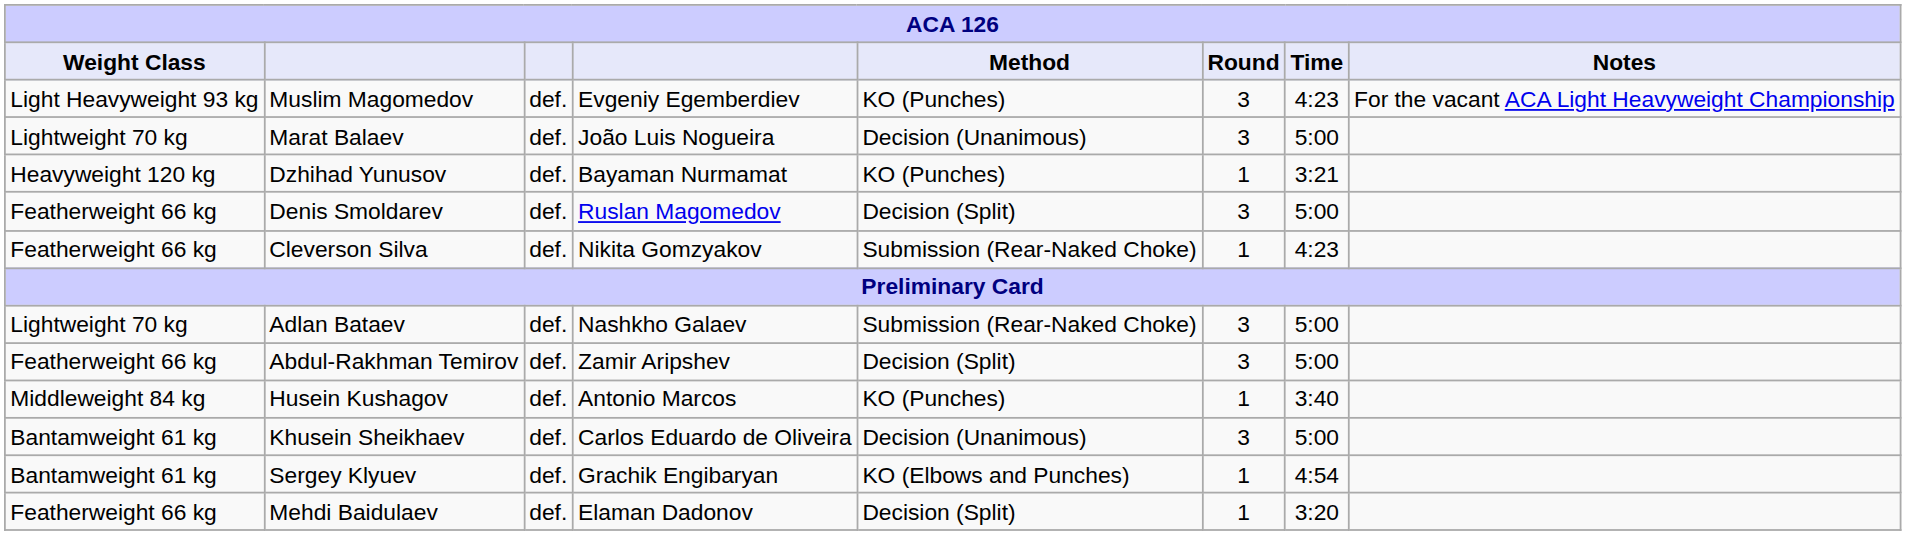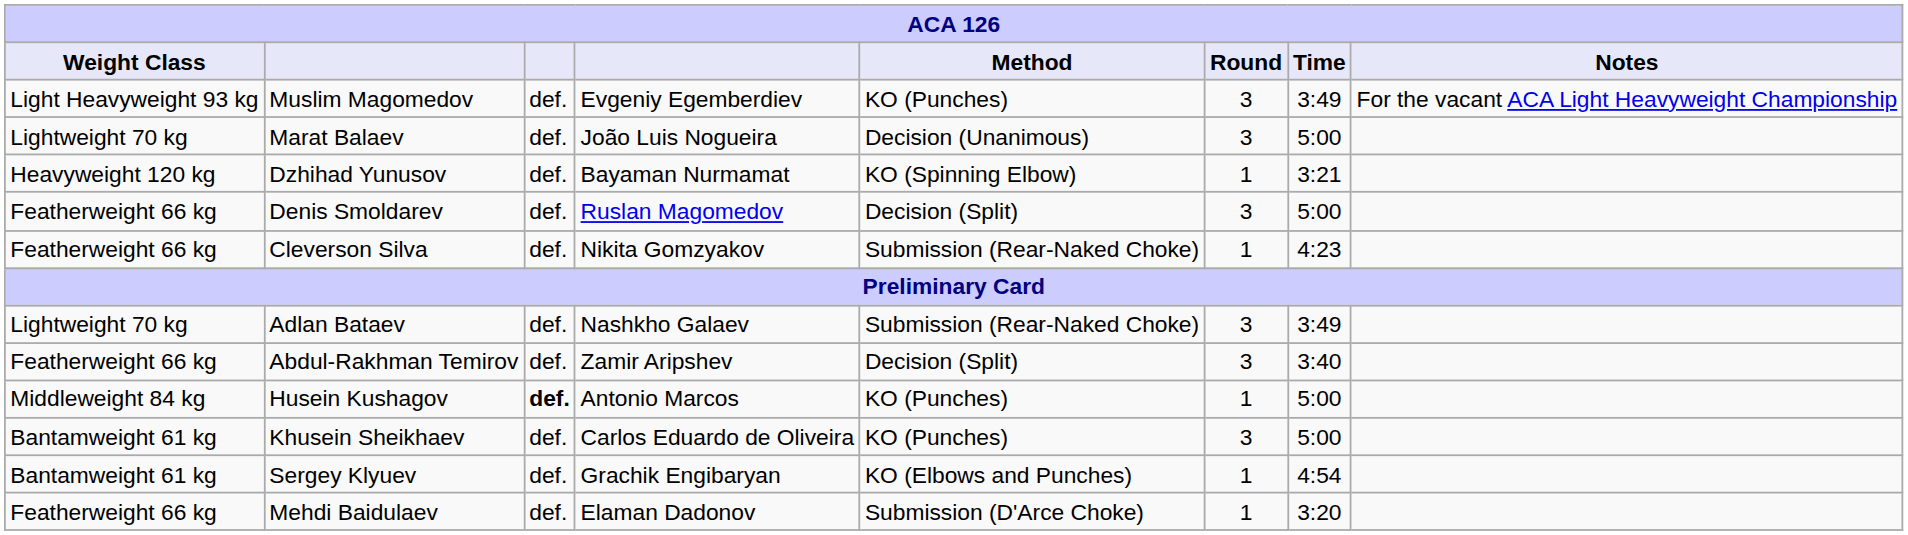(1317, 99) 4:23 -> (1319, 99) 3:49
(934, 174) KO (Punches) -> (971, 174) KO (Spinning Elbow)
(1317, 324) 5:00 -> (1319, 324) 3:49
(1317, 361) 5:00 -> (1319, 361) 3:40
(548, 399) normal -> (549, 399) bold
(1317, 399) 3:40 -> (1319, 399) 5:00
(974, 436) Decision (Unanimous) -> (936, 436) KO (Punches)
(939, 512) Decision (Split) -> (1004, 512) Submission (D'Arce Choke)
